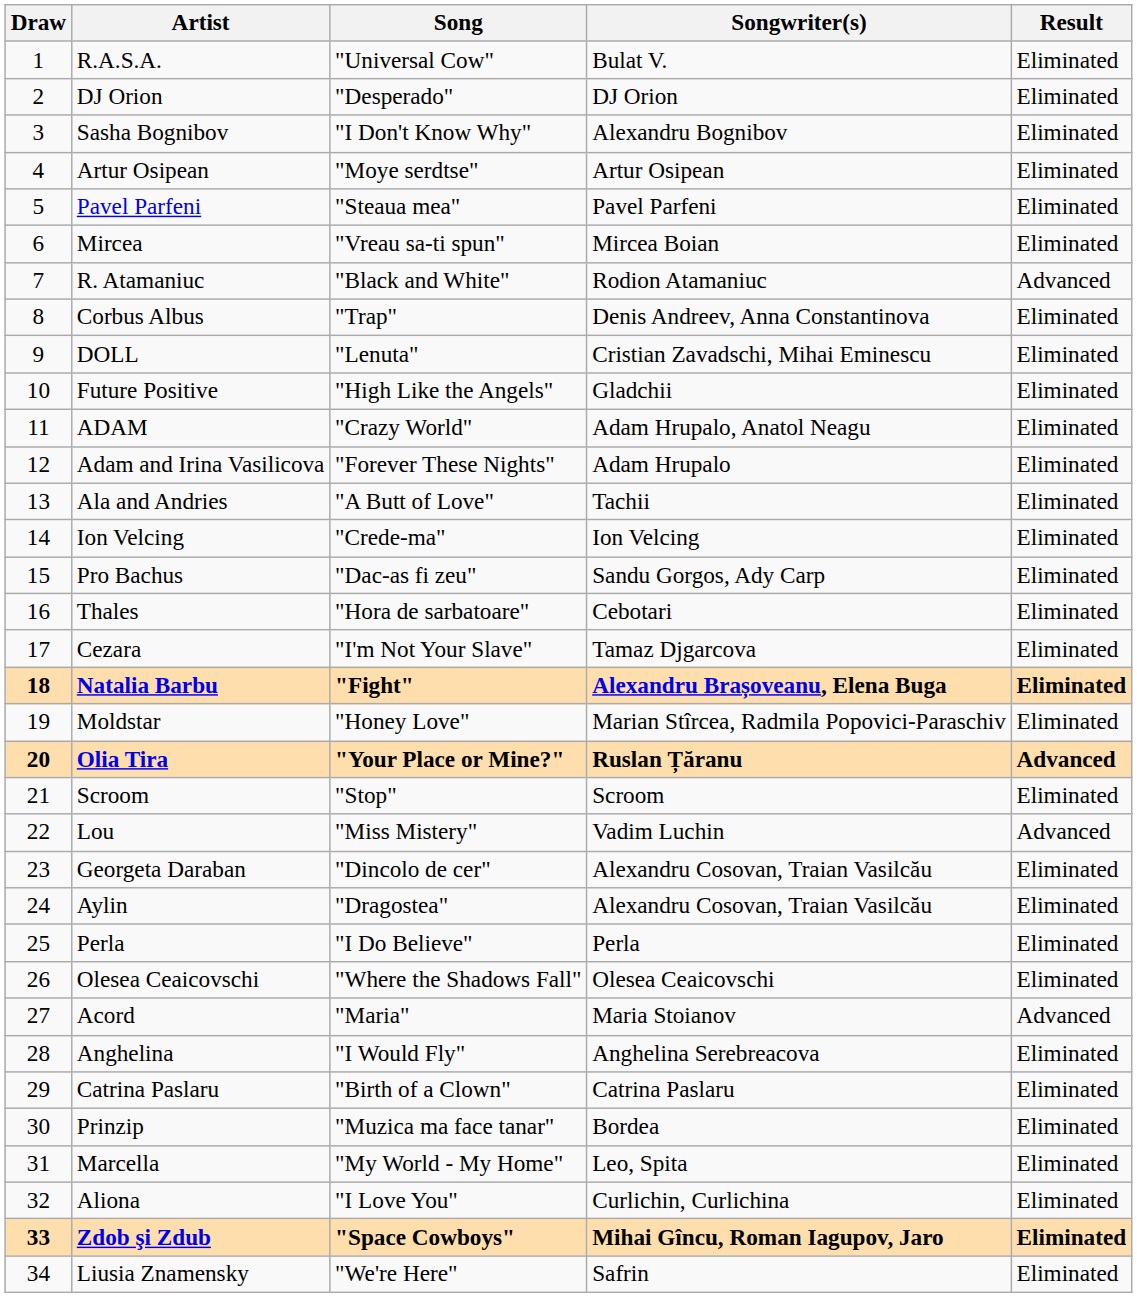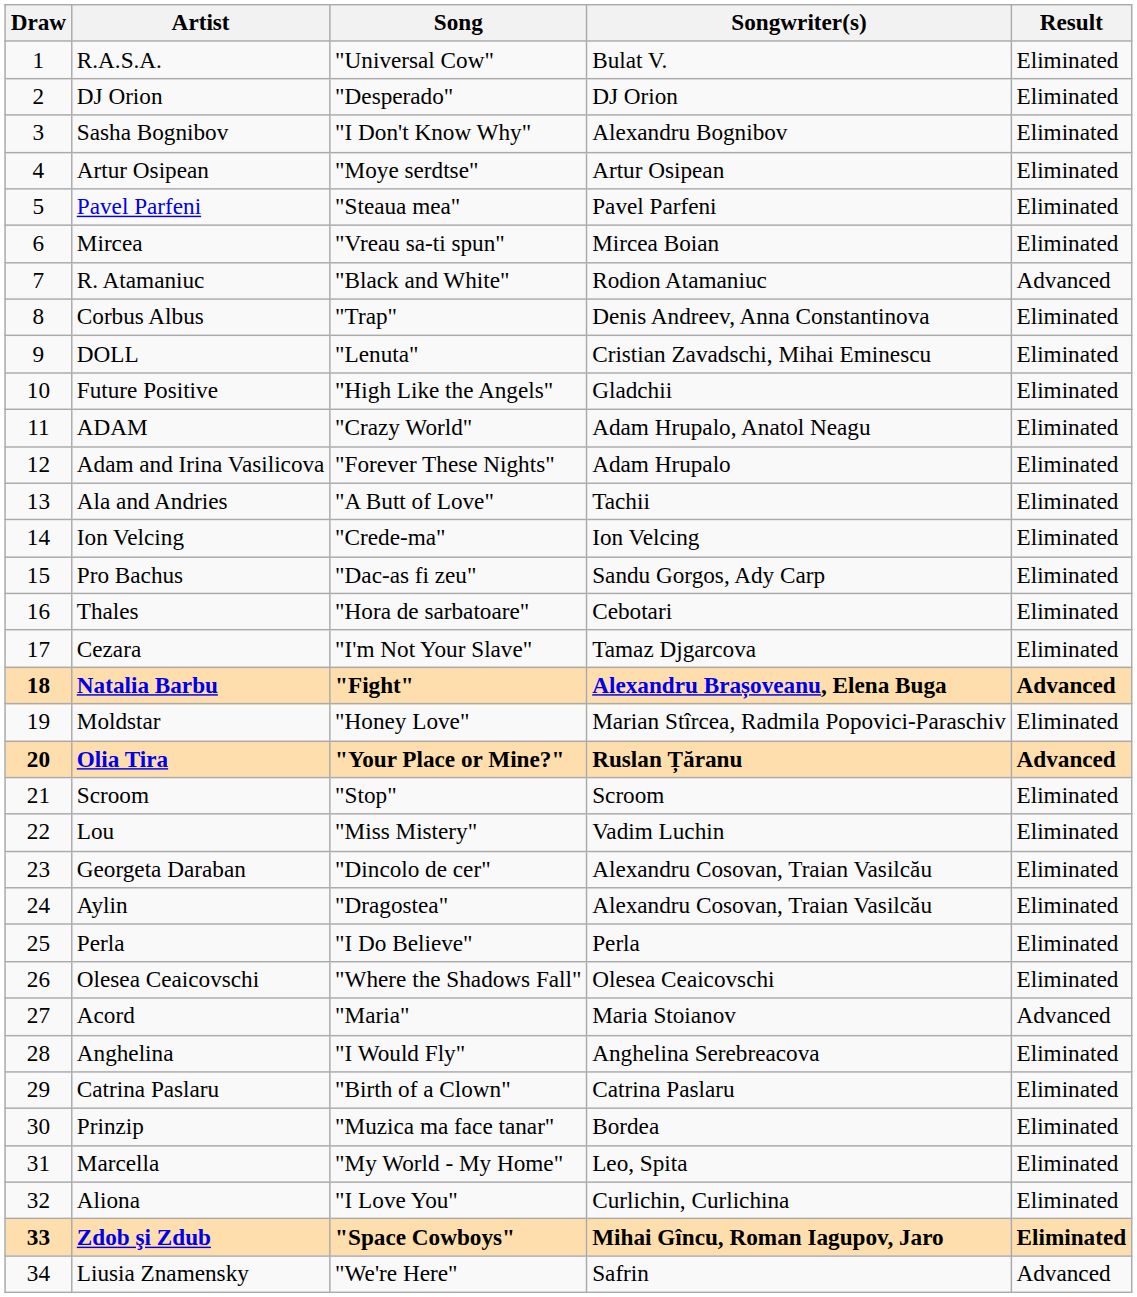(1071, 685) Eliminated -> (1066, 685) Advanced
(1064, 832) Advanced -> (1067, 832) Eliminated
(1067, 1273) Eliminated -> (1064, 1273) Advanced
